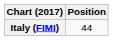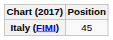(87, 27) 44 -> (87, 27) 45
